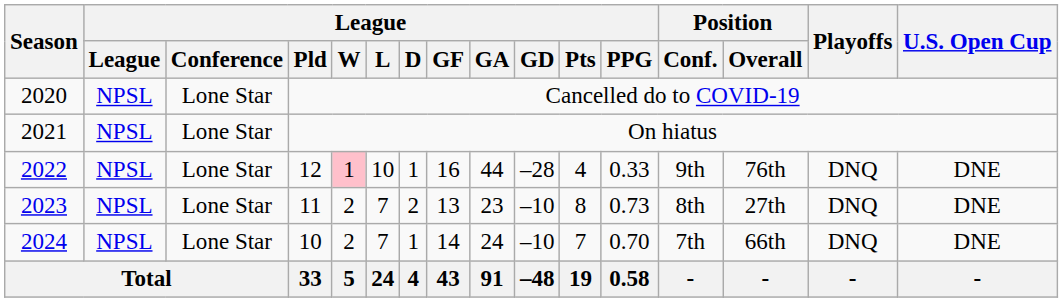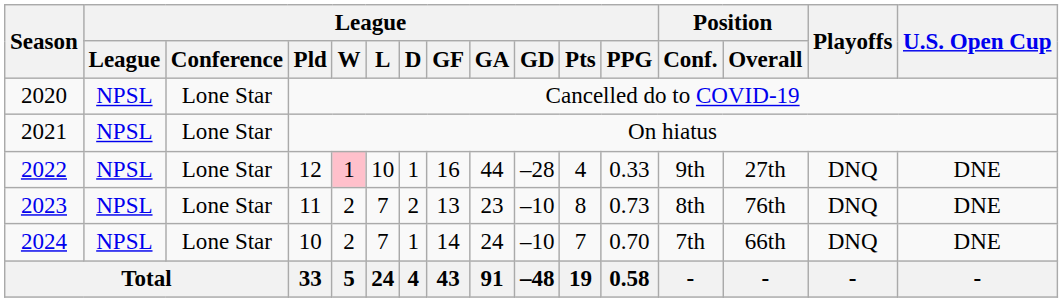(765, 168) 76th -> (765, 168) 27th
(765, 205) 27th -> (765, 205) 76th
